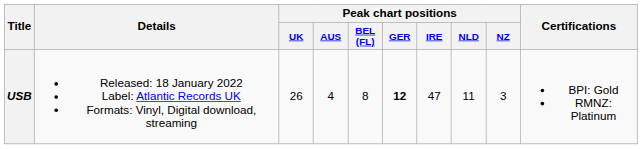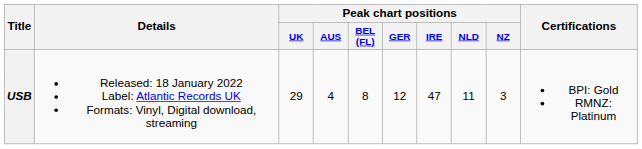(296, 96) 26 -> (296, 96) 29
(400, 96) bold -> (400, 96) normal
